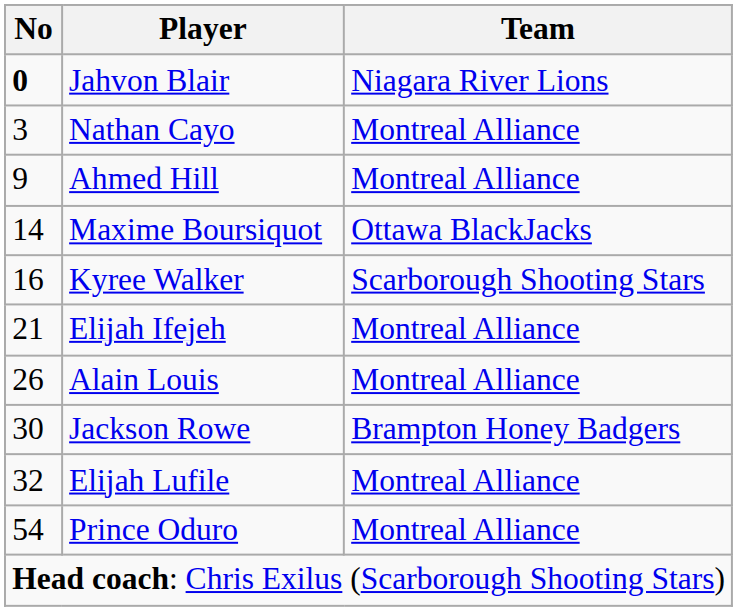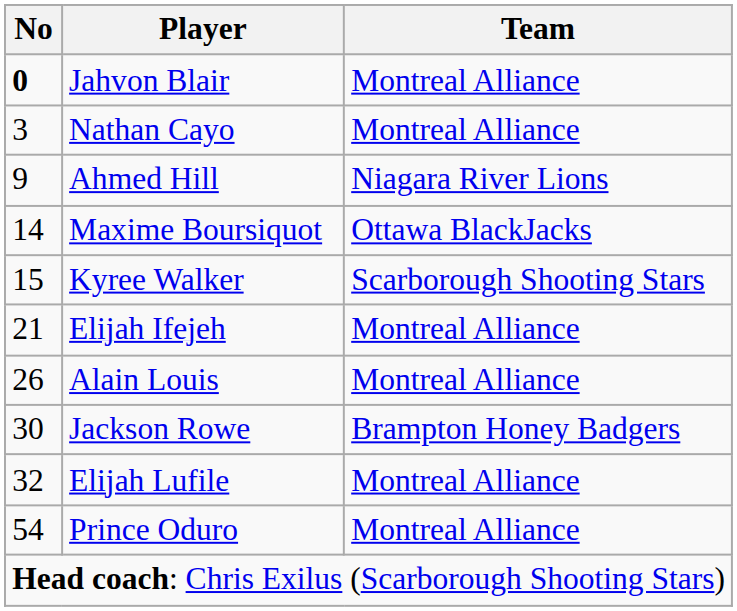(480, 79) Niagara River Lions -> (465, 79) Montreal Alliance
(465, 179) Montreal Alliance -> (480, 179) Niagara River Lions
(32, 279) 16 -> (32, 279) 15
